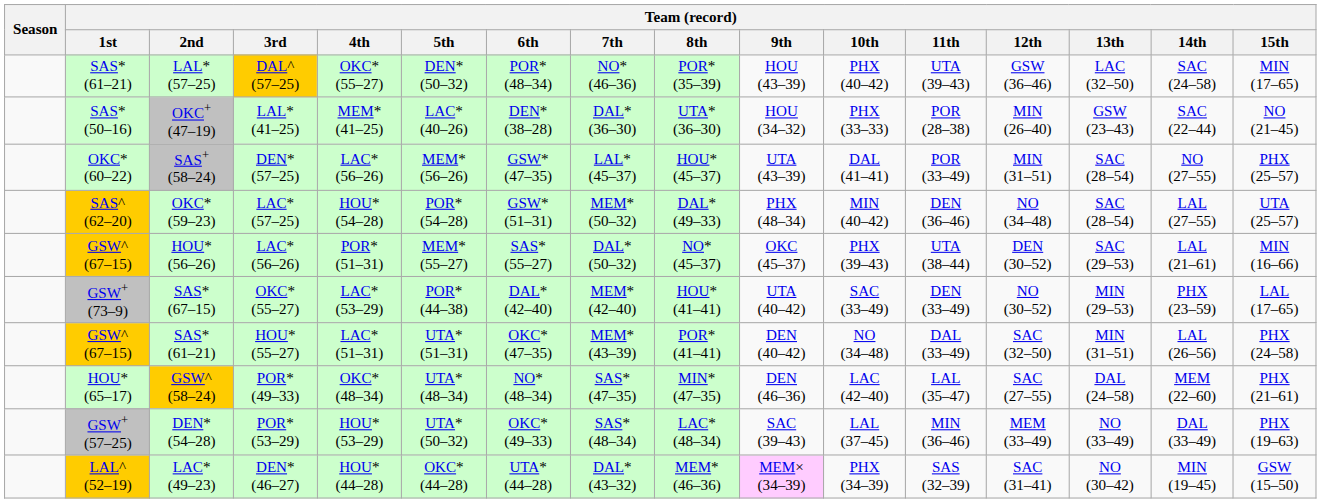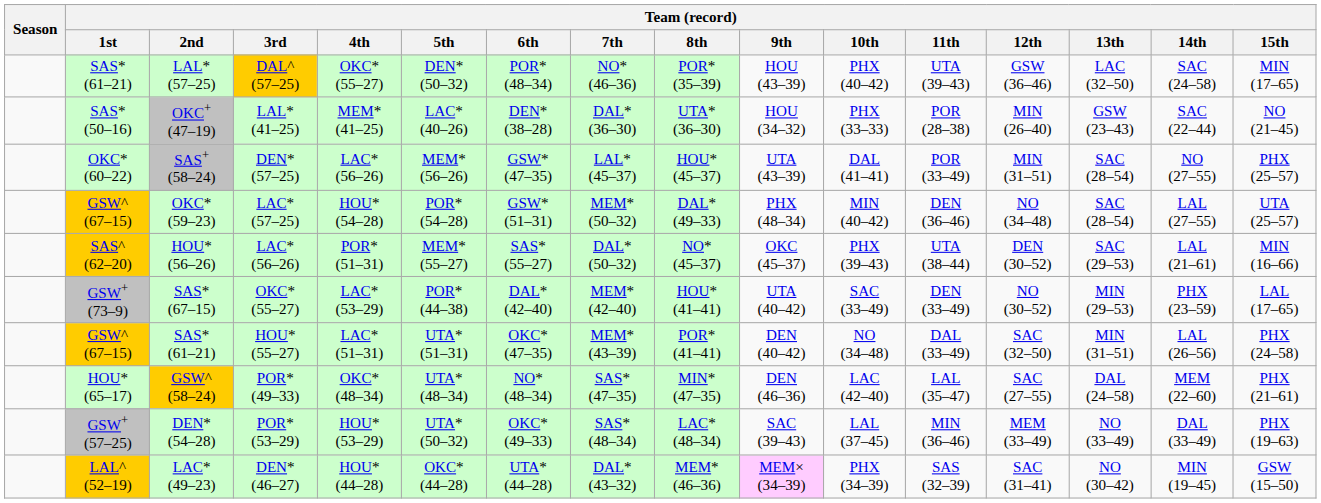(108, 212) SAS^ (62–20) -> (108, 212) GSW^ (67–15)
(108, 255) GSW^ (67–15) -> (108, 255) SAS^ (62–20)
